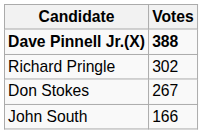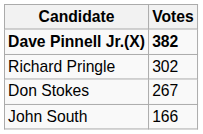(165, 41) 388 -> (165, 41) 382
